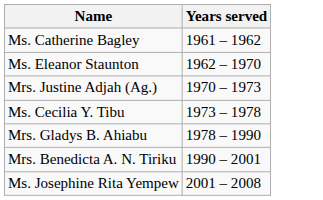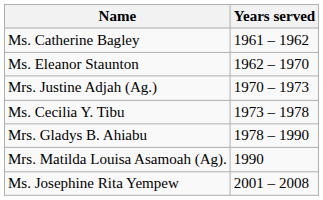+ row: (117, 159)
- row: (92, 159)
